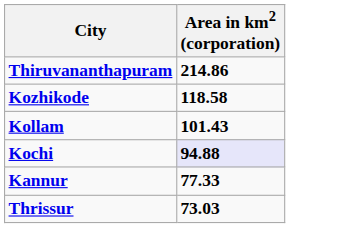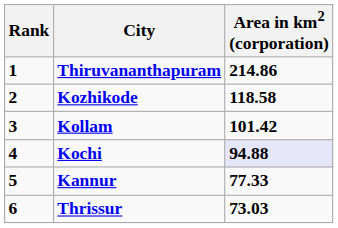+ column: (29, 30)
(204, 125) 101.43 -> (253, 125) 101.42
